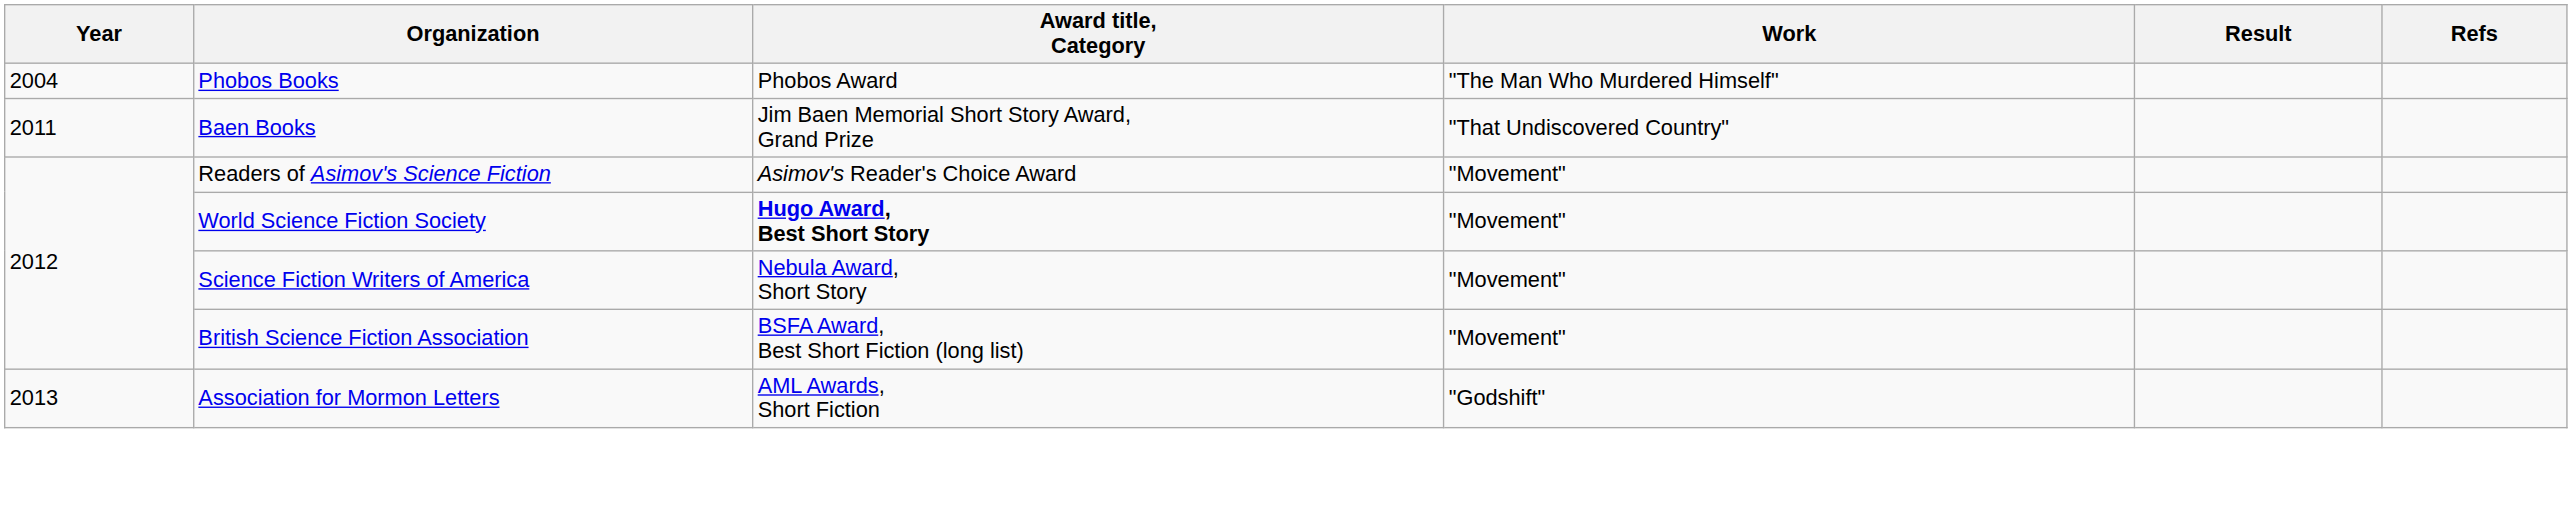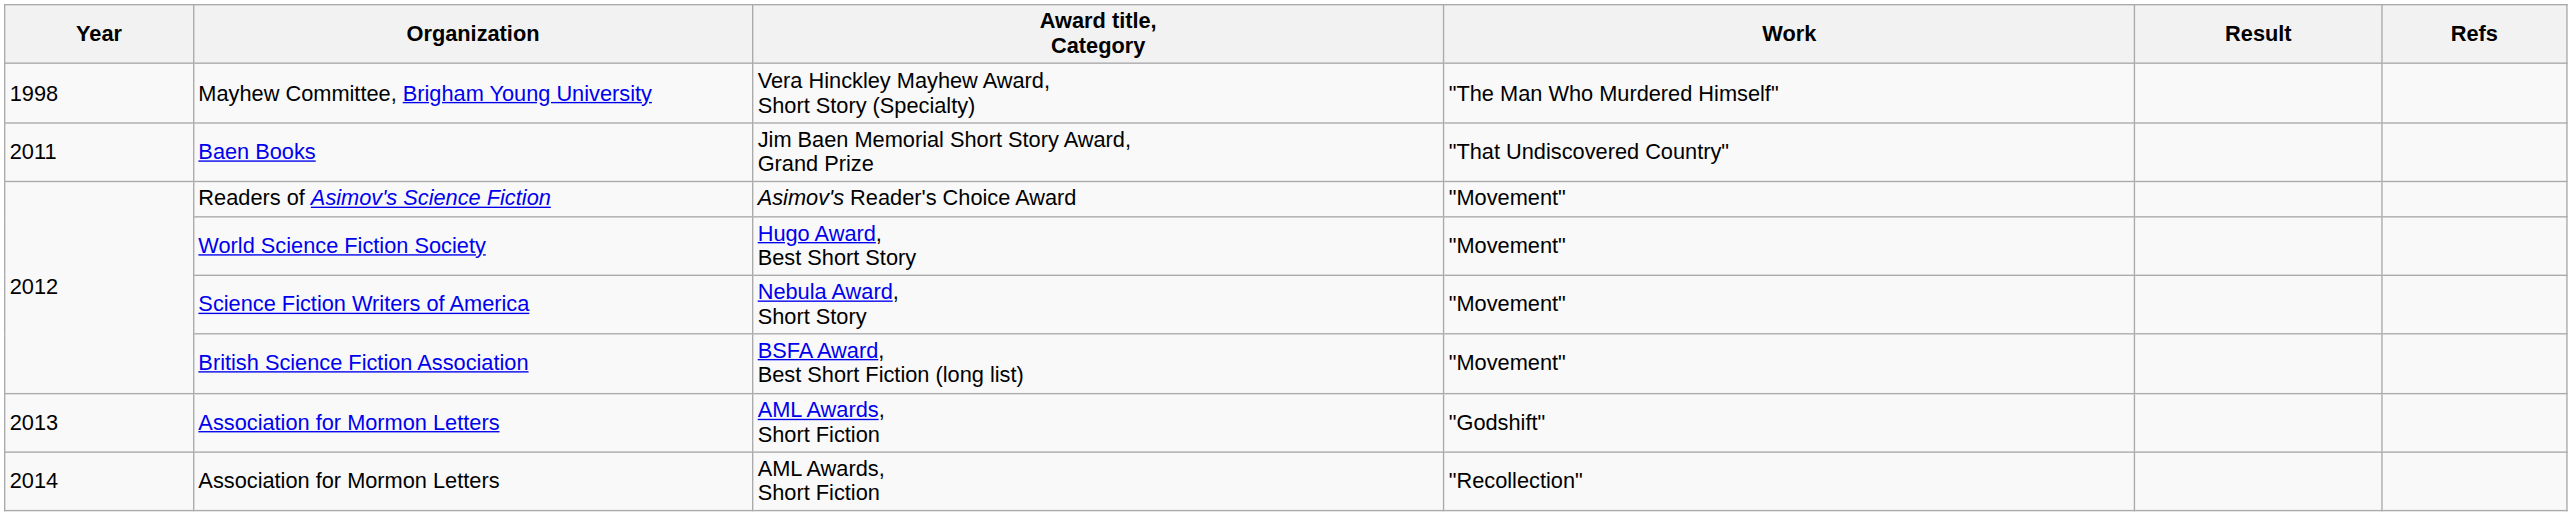+ row: (34, 92)
- row: (34, 80)
(844, 220) bold -> (837, 245) normal
+ row: (34, 481)
